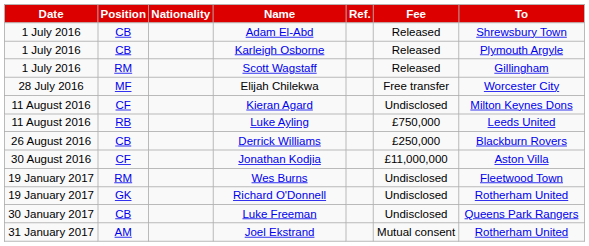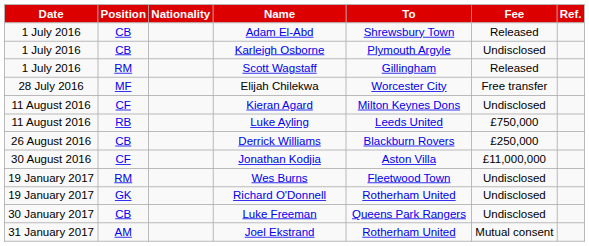columns swapped: (522, 14) <-> (360, 14)
(416, 50) Released -> (514, 50) Undisclosed
